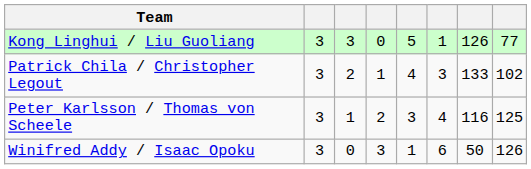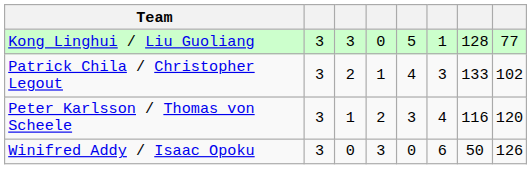(475, 42) 126 -> (475, 42) 128
(509, 118) 125 -> (509, 118) 120
(412, 151) 1 -> (412, 151) 0
